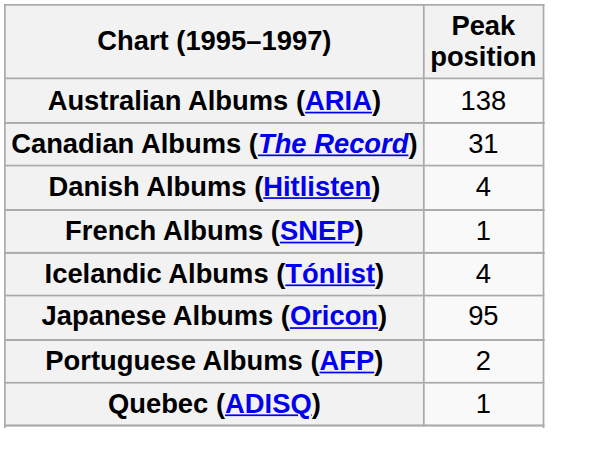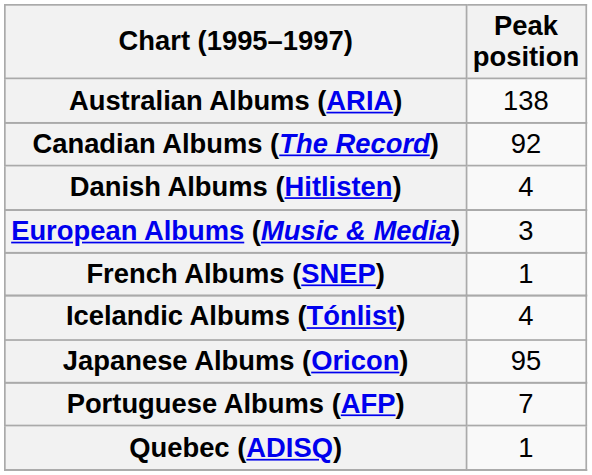(483, 143) 31 -> (526, 143) 92
+ row: (236, 230)
(483, 360) 2 -> (526, 404) 7
